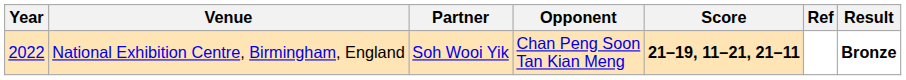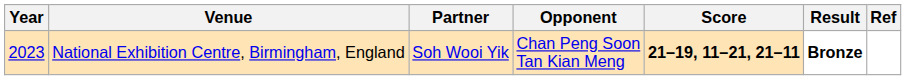columns swapped: (869, 18) <-> (821, 18)
(26, 53) 2022 -> (26, 53) 2023
